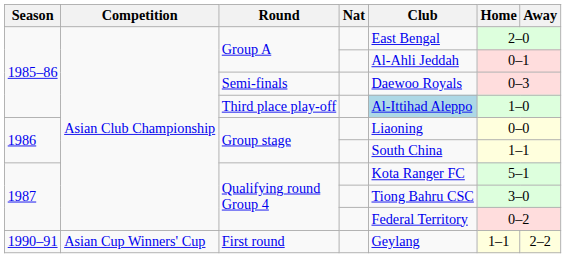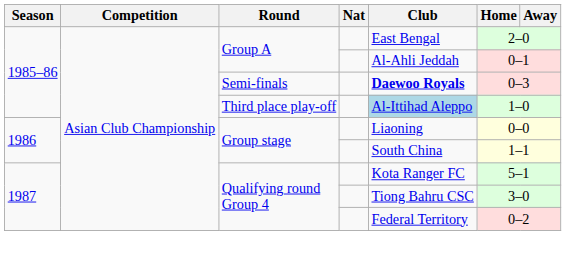(417, 83) normal -> (418, 83) bold
- row: (33, 241)
